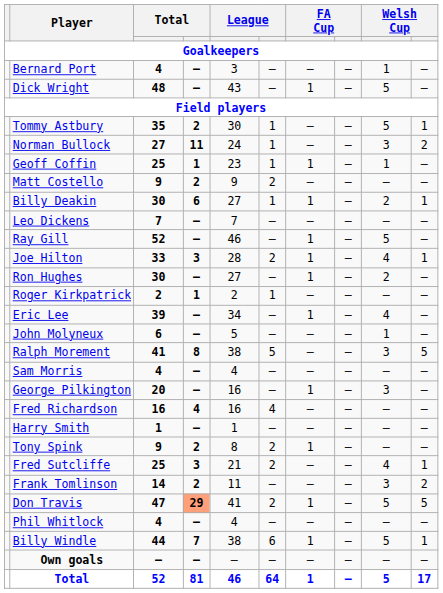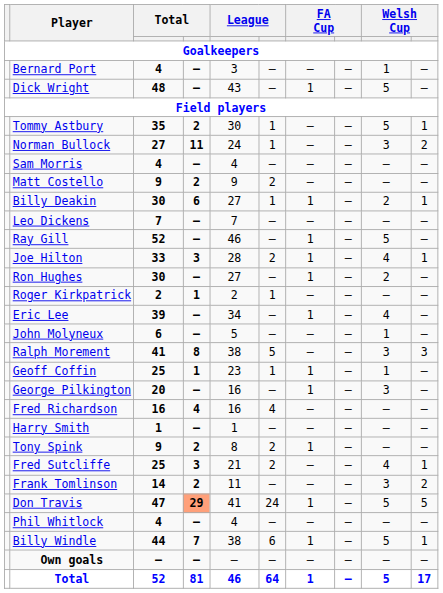rows swapped: (55, 164) <-> (48, 371)
(424, 352) 5 -> (424, 352) 3
(272, 503) 2 -> (272, 503) 24
